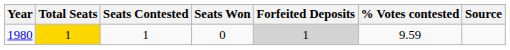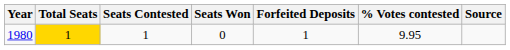(306, 34) lightgrey background -> (306, 34) no background
(410, 34) 9.59 -> (410, 34) 9.95
